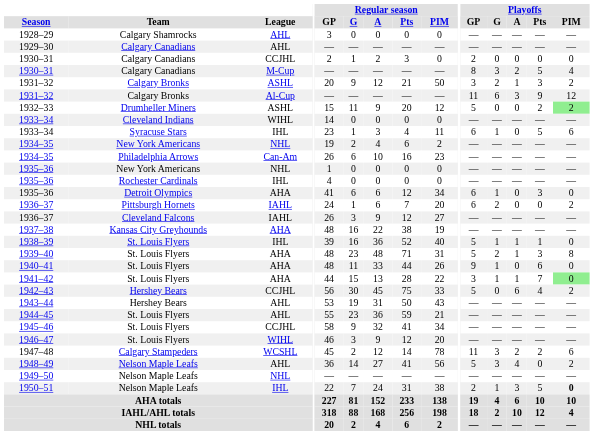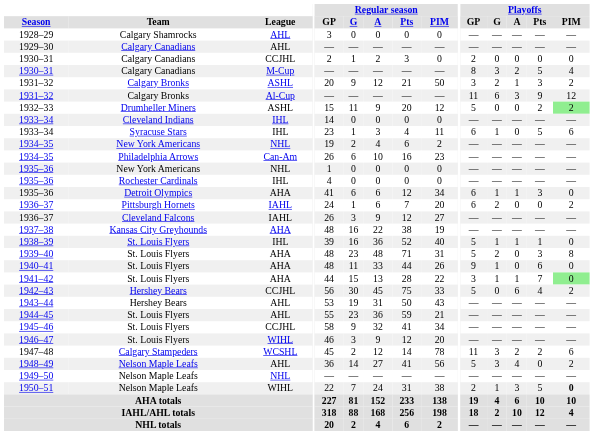(280, 120) WIHL -> (280, 120) IHL
(517, 193) 0 -> (517, 193) 1
(517, 254) 1 -> (517, 254) 0
(280, 388) IHL -> (280, 388) WIHL
